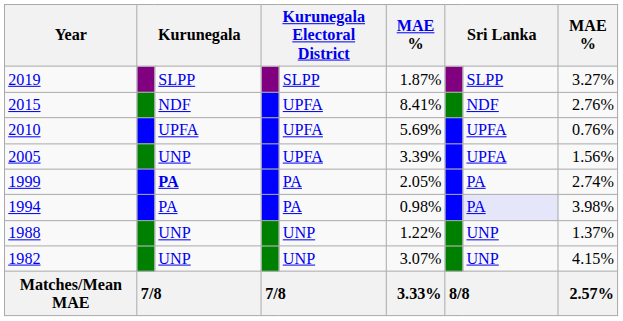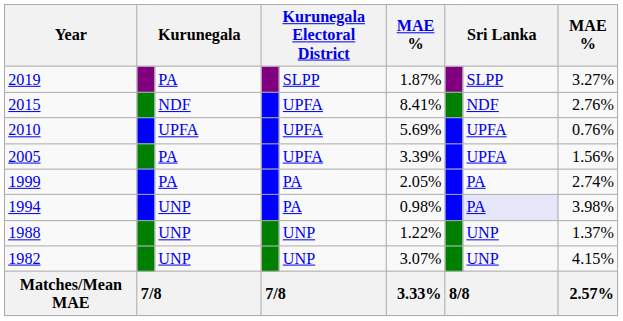(177, 79) SLPP -> (168, 79) PA
(175, 156) UNP -> (168, 156) PA
(169, 181) bold -> (168, 181) normal
(168, 207) PA -> (175, 207) UNP
